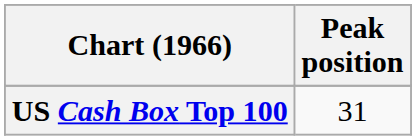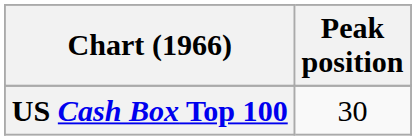(353, 109) 31 -> (353, 109) 30
